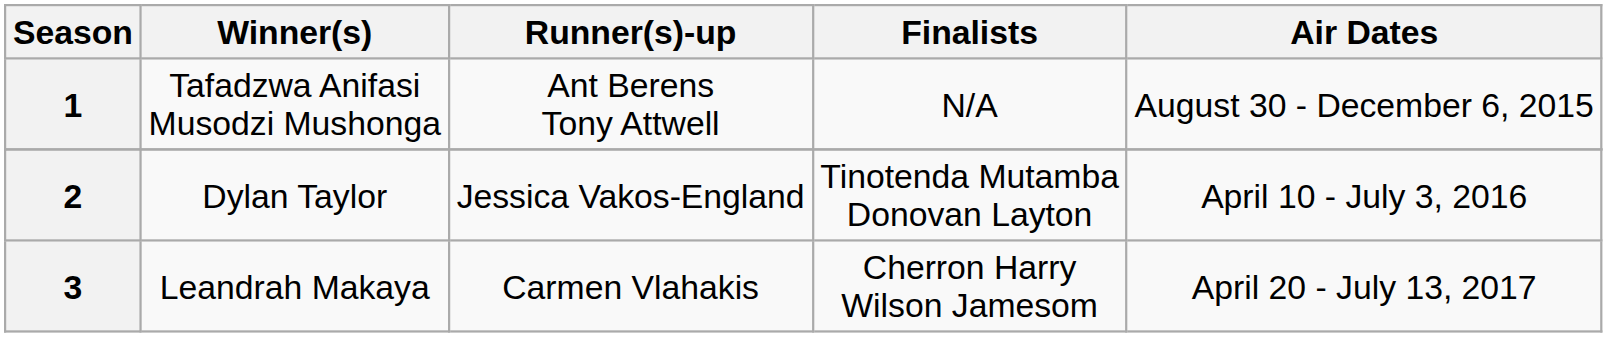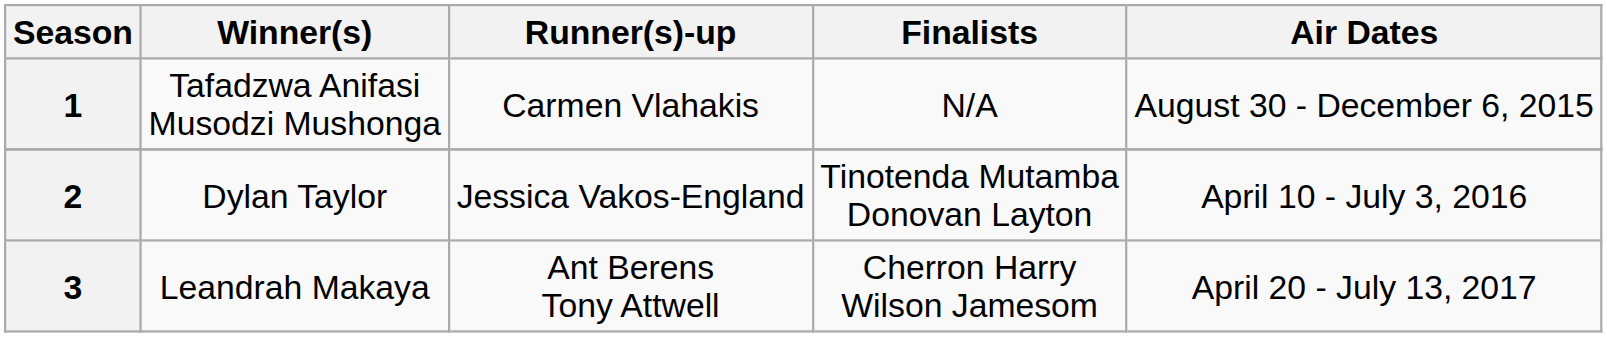(631, 104) Ant Berens Tony Attwell -> (631, 104) Carmen Vlahakis
(631, 287) Carmen Vlahakis -> (631, 287) Ant Berens Tony Attwell
